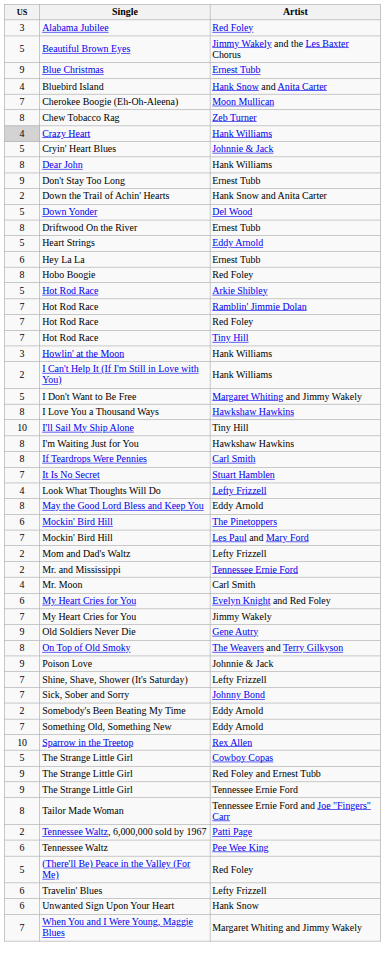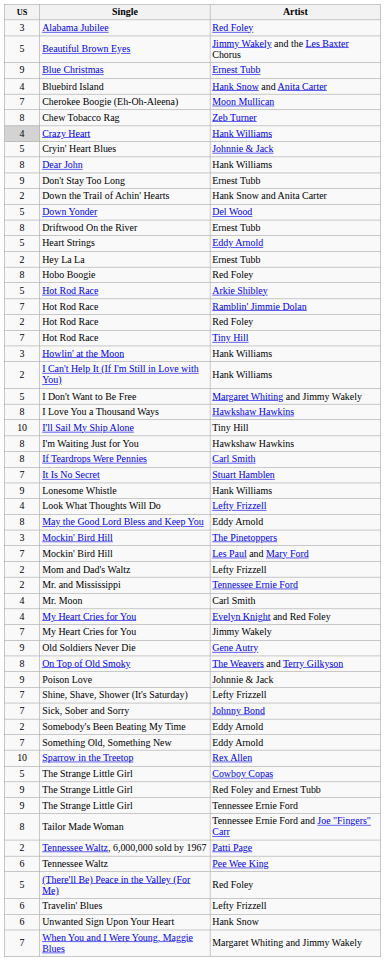(22, 259) 6 -> (22, 259) 2
(22, 322) 7 -> (22, 322) 2
+ row: (79, 490)
(22, 522) 6 -> (22, 538) 3
(22, 601) 6 -> (22, 616) 4
